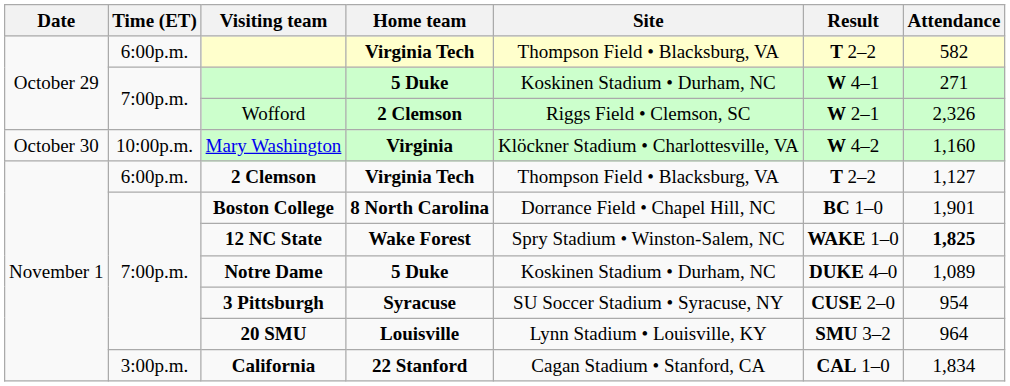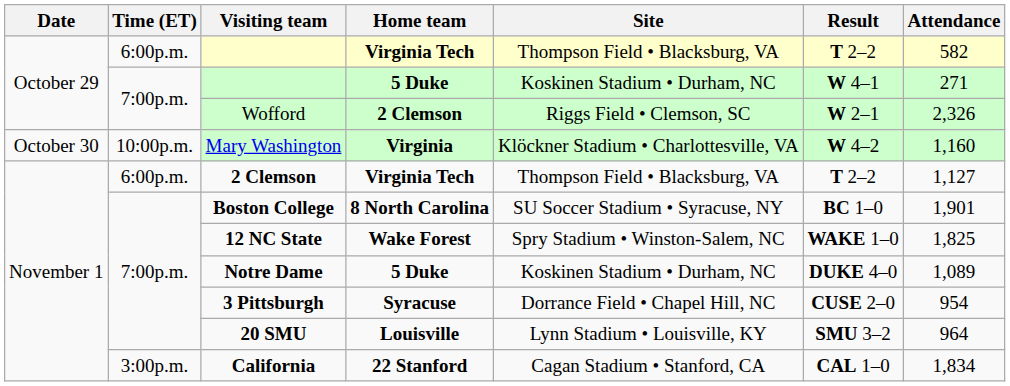(648, 208) Dorrance Field • Chapel Hill, NC -> (648, 208) SU Soccer Stadium • Syracuse, NY
(954, 239) bold -> (954, 239) normal
(648, 302) SU Soccer Stadium • Syracuse, NY -> (648, 302) Dorrance Field • Chapel Hill, NC
